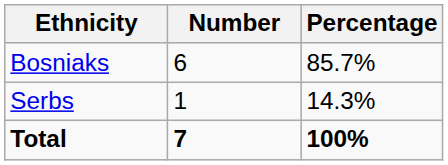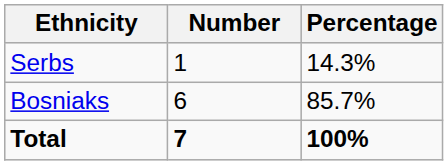rows swapped: (60, 62) <-> (42, 100)
